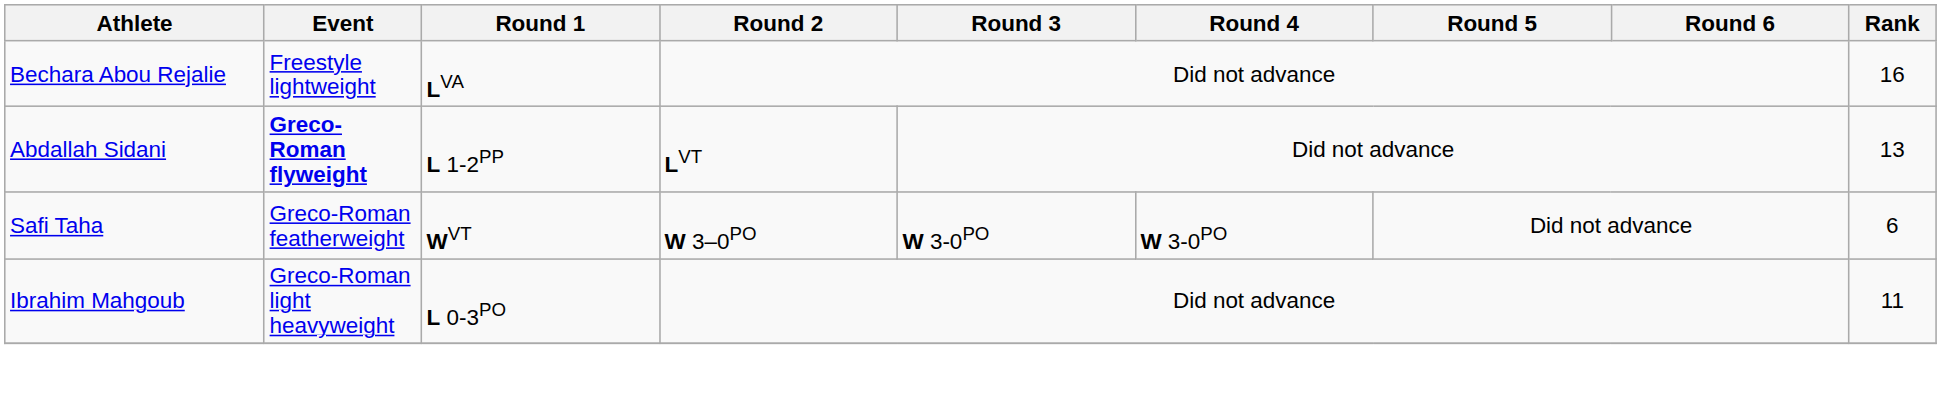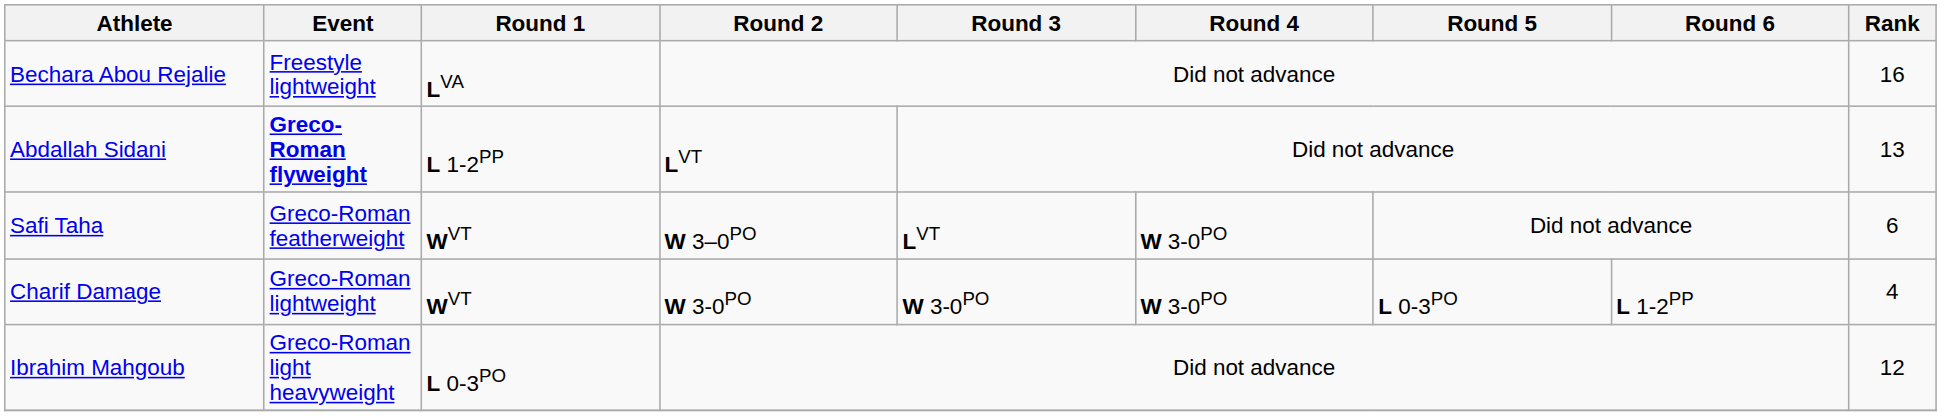(946, 238) W 3-0PO -> (921, 238) LVT
+ row: (86, 292)
(1892, 302) 11 -> (1892, 368) 12
